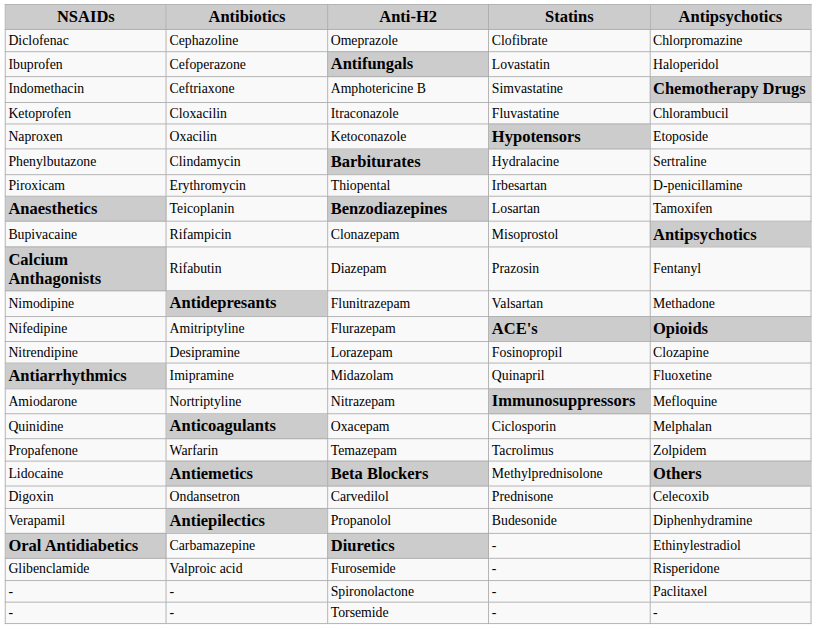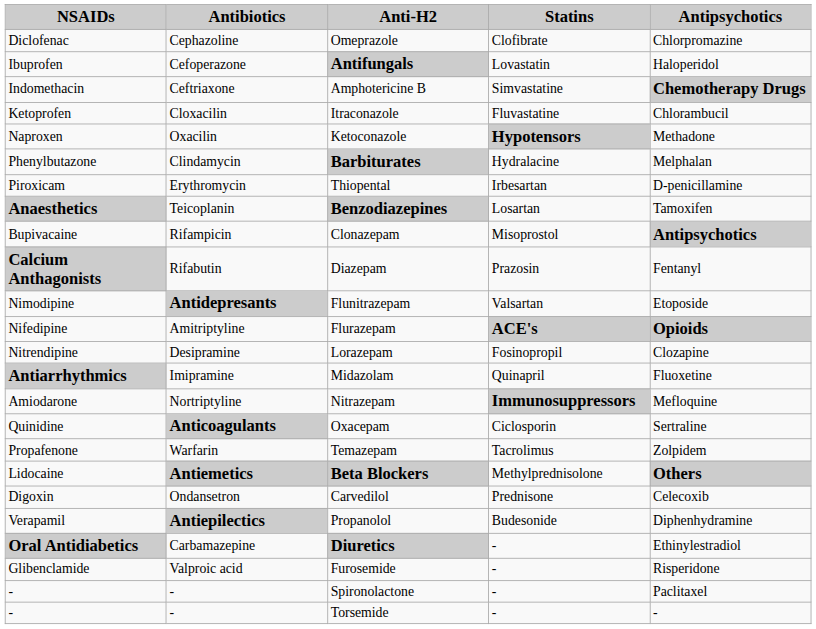(681, 136) Etoposide -> (684, 136) Methadone
(680, 161) Sertraline -> (682, 161) Melphalan
(684, 303) Methadone -> (681, 303) Etoposide
(682, 426) Melphalan -> (680, 426) Sertraline
